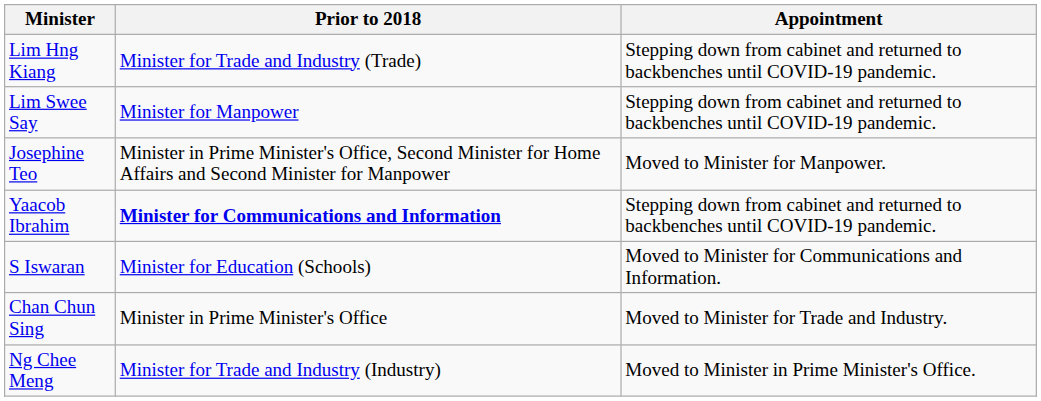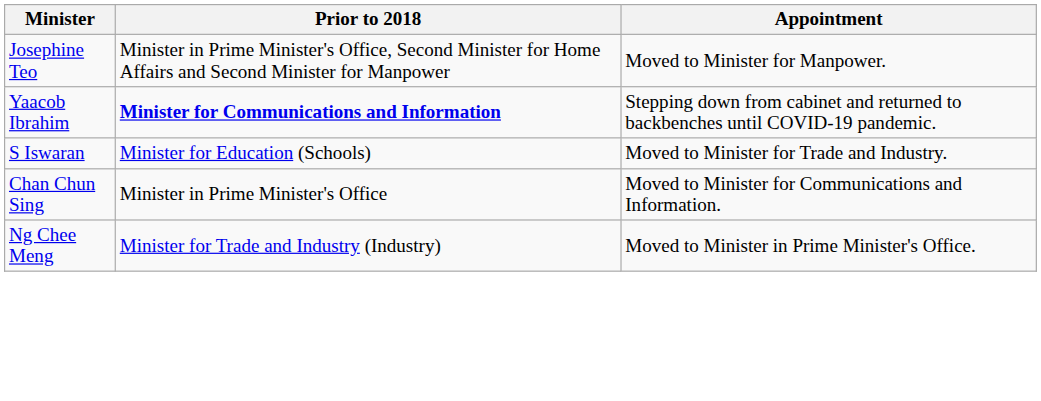- row: (44, 60)
- row: (48, 112)
(794, 266) Moved to Minister for Communications and Information. -> (786, 153) Moved to Minister for Trade and Industry.
(786, 318) Moved to Minister for Trade and Industry. -> (794, 193) Moved to Minister for Communications and Information.
